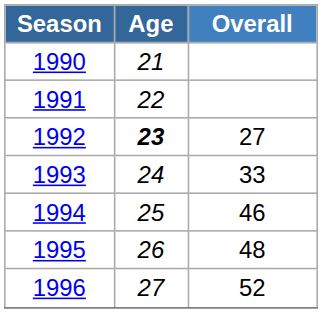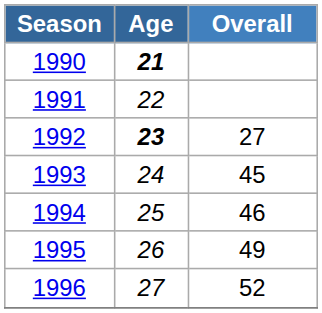(151, 62) normal -> (151, 62) bold
(252, 175) 33 -> (252, 175) 45
(252, 251) 48 -> (252, 251) 49
